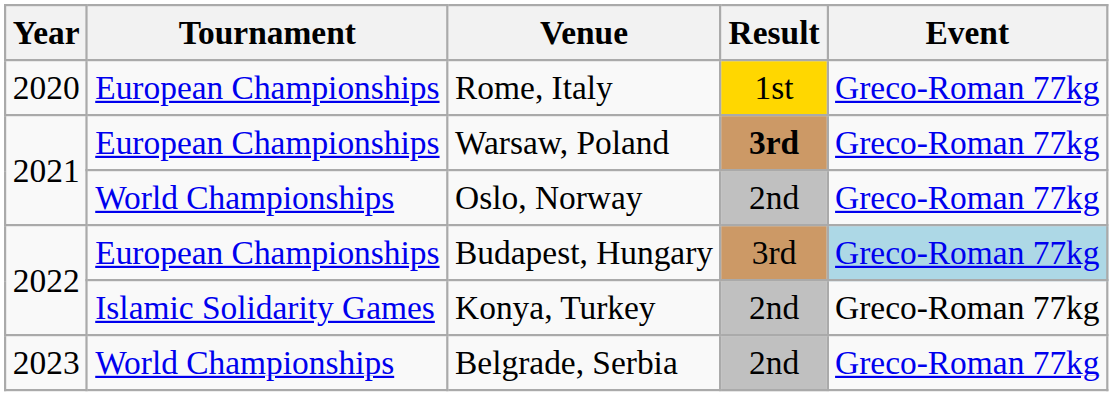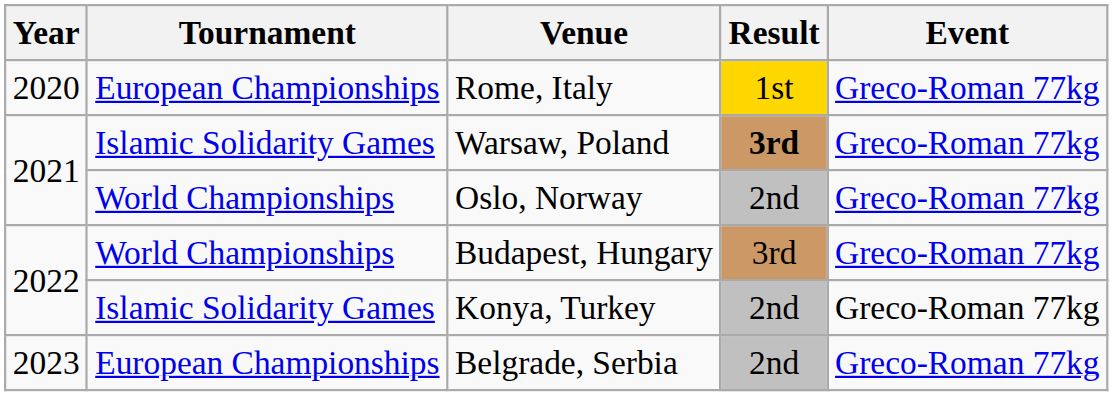(267, 142) European Championships -> (265, 142) Islamic Solidarity Games
(267, 252) European Championships -> (245, 252) World Championships
(967, 252) lightblue background -> (967, 252) no background
(245, 363) World Championships -> (267, 363) European Championships
